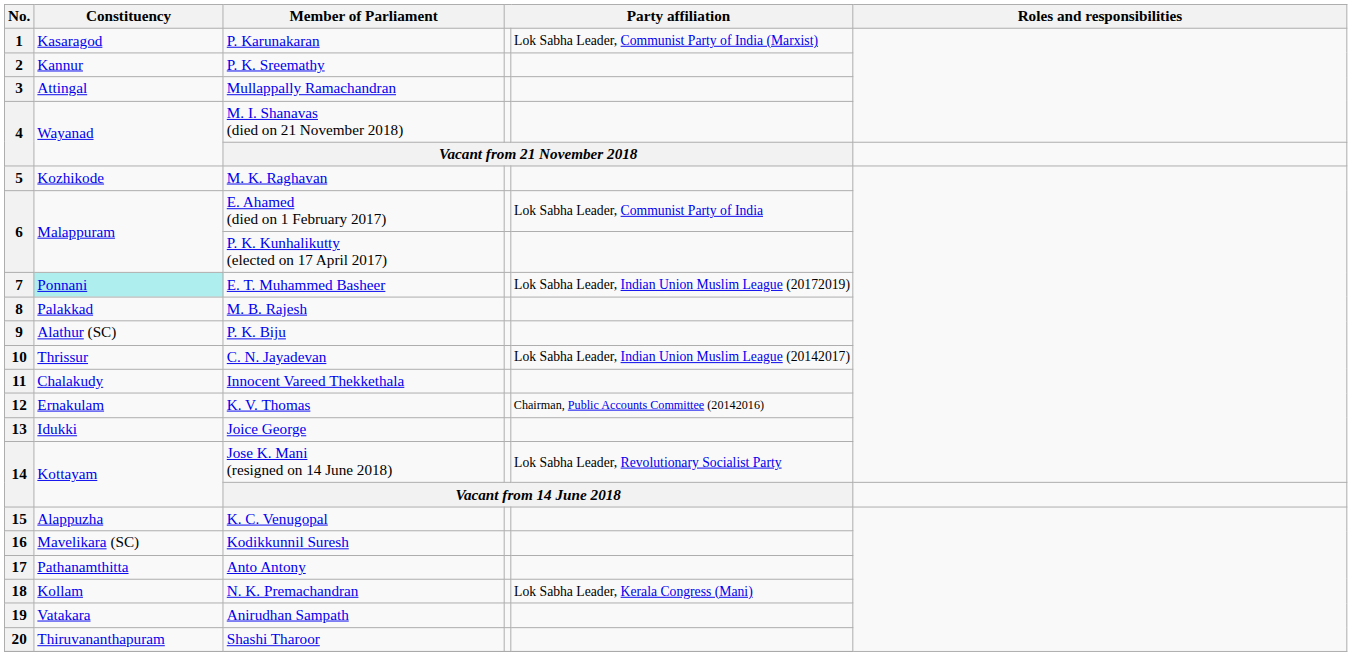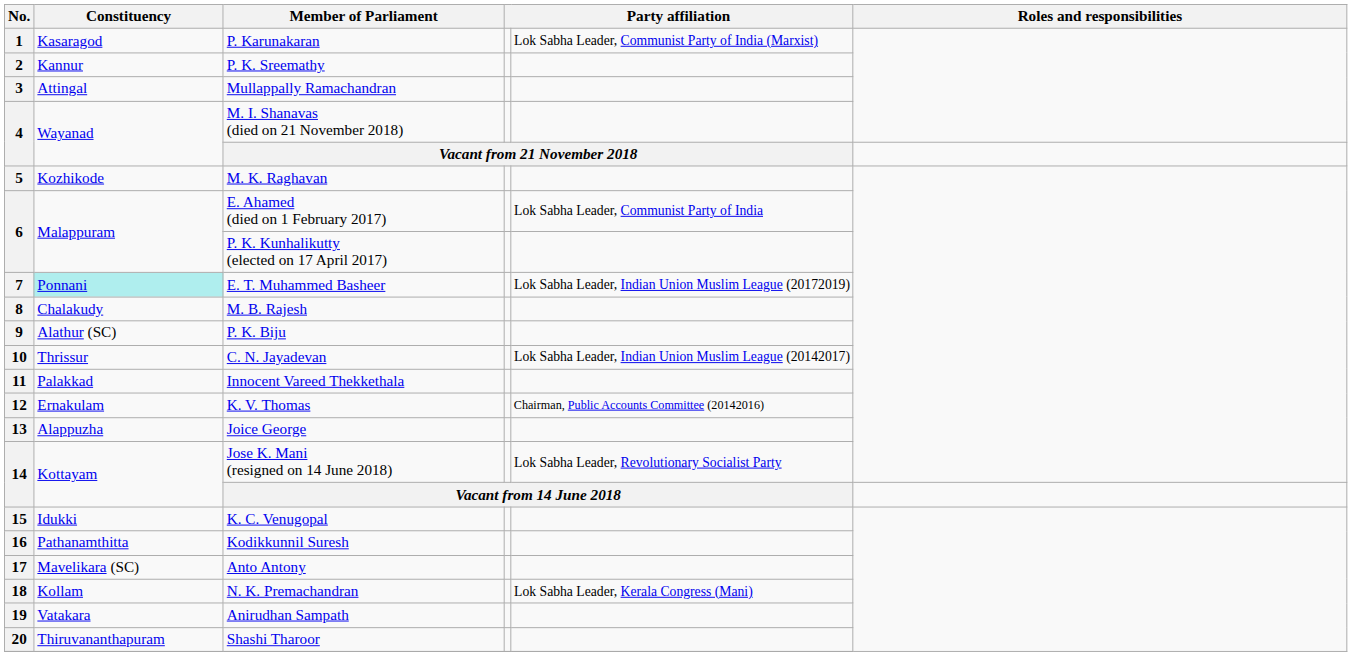(65, 308) Palakkad -> (70, 308) Chalakudy
(70, 381) Chalakudy -> (65, 381) Palakkad
(57, 429) Idukki -> (70, 429) Alappuzha
(70, 518) Alappuzha -> (57, 518) Idukki
(88, 542) Mavelikara (SC) -> (83, 542) Pathanamthitta
(83, 567) Pathanamthitta -> (88, 567) Mavelikara (SC)
